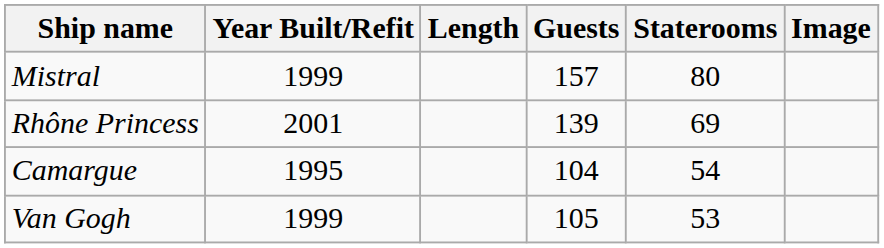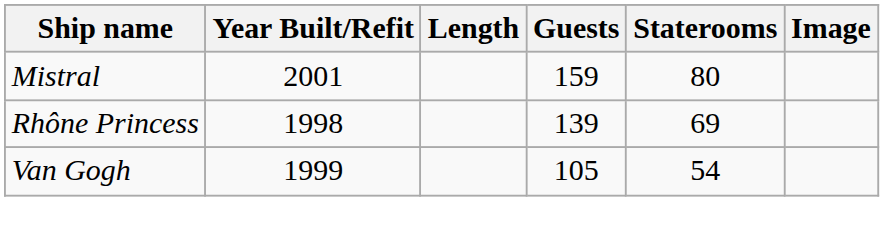(313, 75) 1999 -> (313, 75) 2001
(576, 75) 157 -> (576, 75) 159
(313, 123) 2001 -> (313, 123) 1998
- row: (74, 170)
(705, 218) 53 -> (705, 170) 54
